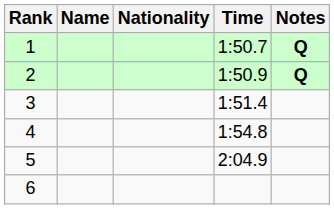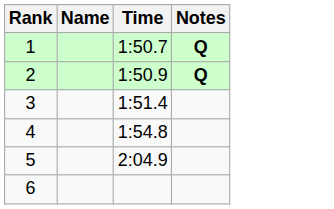- column: (164, 18)
